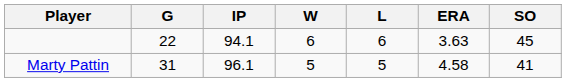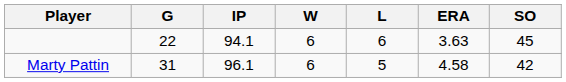(310, 65) 5 -> (310, 65) 6
(525, 65) 41 -> (525, 65) 42
